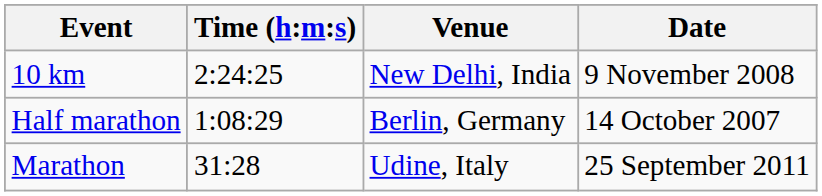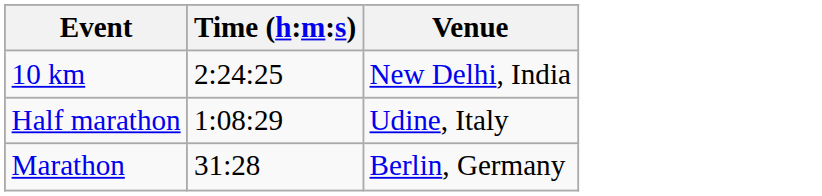- column: (697, 27)
(467, 119) Berlin, Germany -> (439, 119) Udine, Italy
(439, 166) Udine, Italy -> (467, 166) Berlin, Germany
